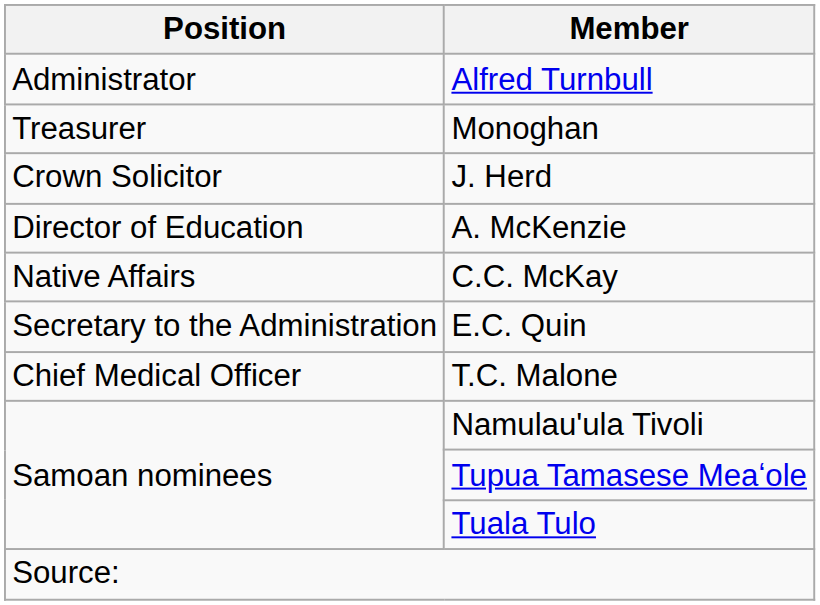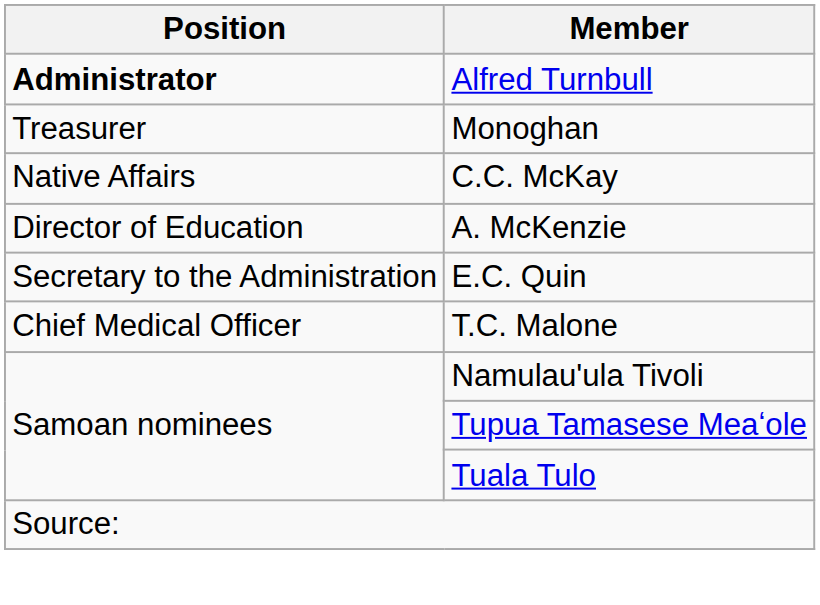(104, 78) normal -> (114, 78) bold
- row: (502, 177)
rows swapped: (539, 227) <-> (535, 276)
